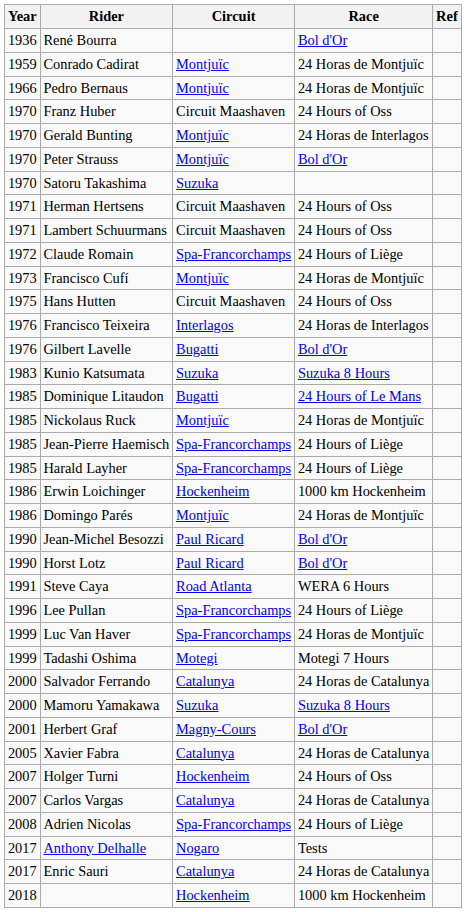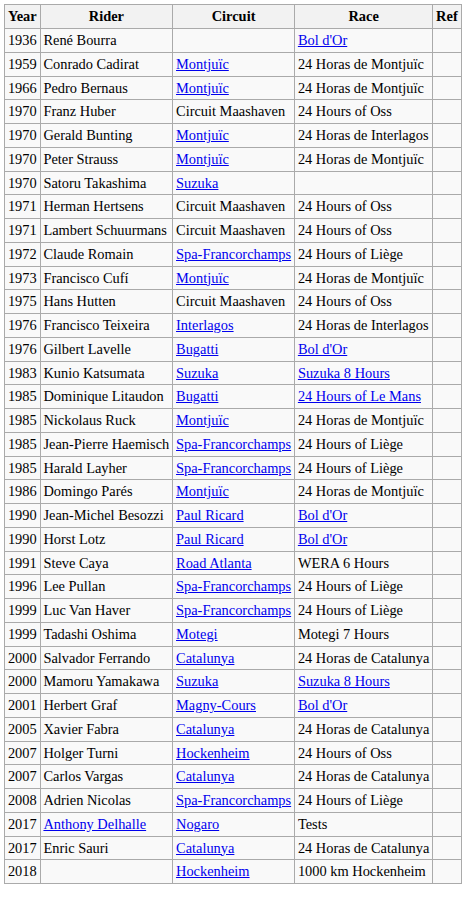(323, 159) Bol d'Or -> (361, 159) 24 Horas de Montjuïc
- row: (22, 491)
(361, 634) 24 Horas de Montjuïc -> (350, 610) 24 Hours of Liège
